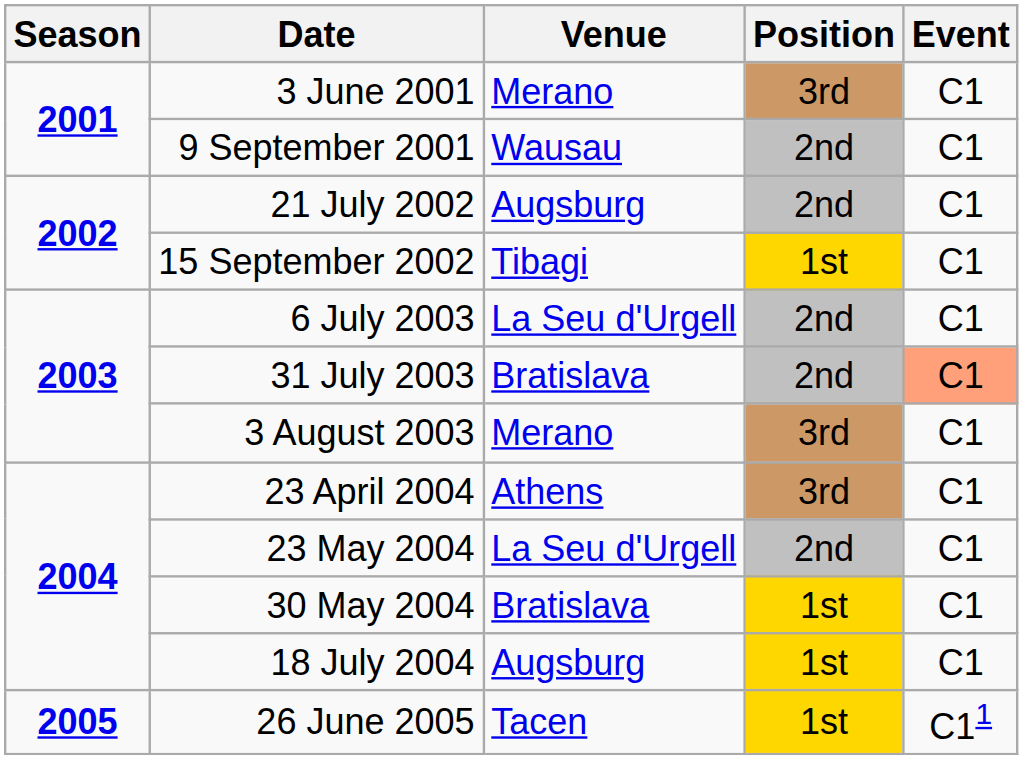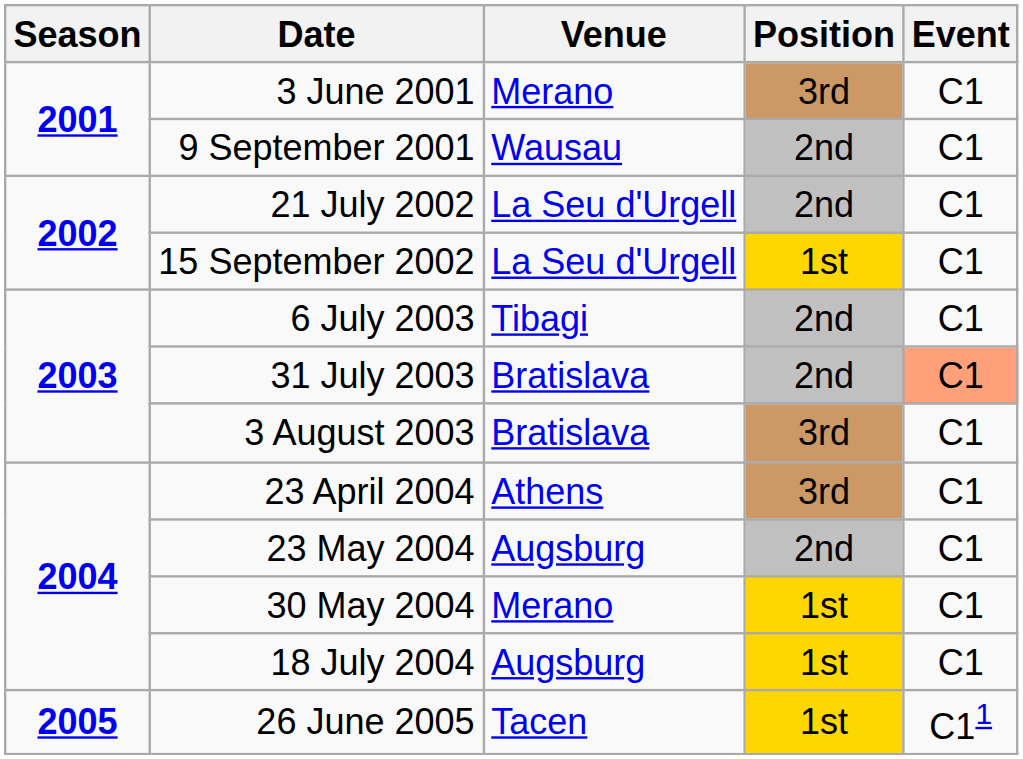(568, 205) Augsburg -> (614, 205) La Seu d'Urgell
(540, 262) Tibagi -> (614, 262) La Seu d'Urgell
(614, 319) La Seu d'Urgell -> (540, 319) Tibagi
(552, 433) Merano -> (570, 433) Bratislava
(614, 547) La Seu d'Urgell -> (568, 547) Augsburg
(570, 604) Bratislava -> (552, 604) Merano
